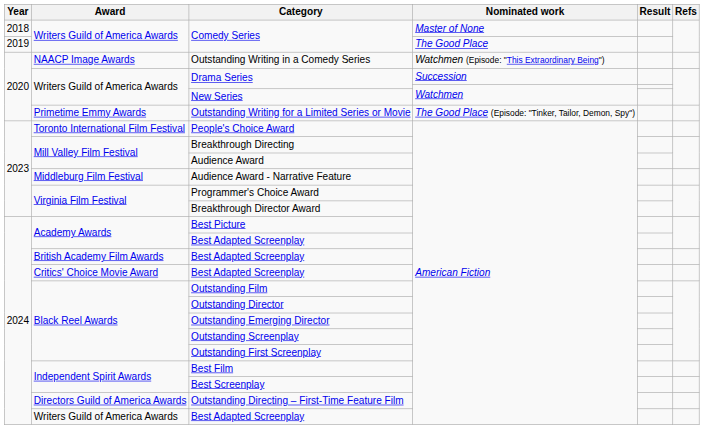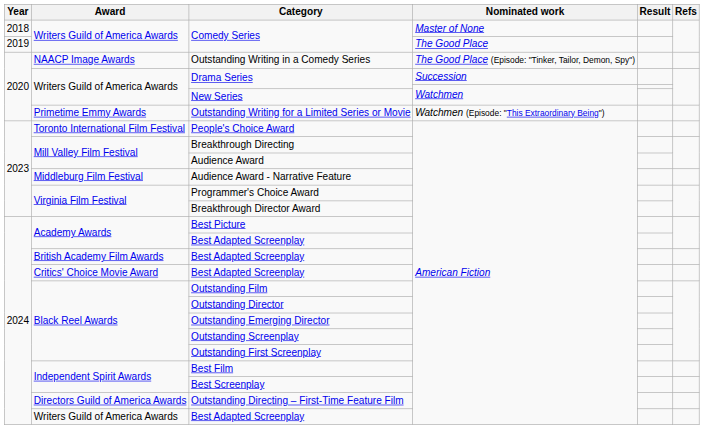(510, 60) Watchmen (Episode: "This Extraordinary Being") -> (525, 60) The Good Place (Episode: "Tinker, Tailor, Demon, Spy")
(525, 113) The Good Place (Episode: "Tinker, Tailor, Demon, Spy") -> (510, 113) Watchmen (Episode: "This Extraordinary Being")
